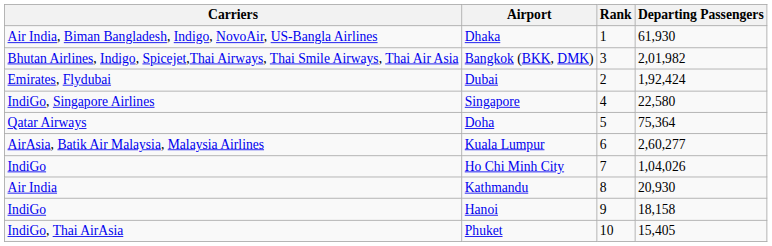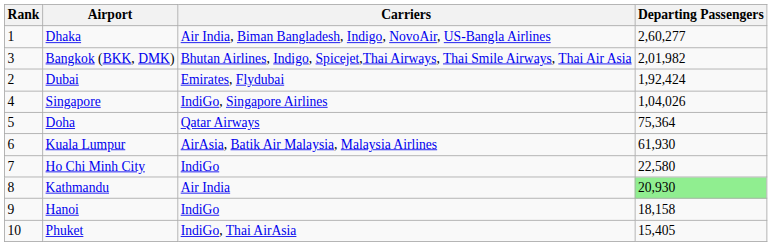columns swapped: (616, 15) <-> (233, 15)
(657, 36) 61,930 -> (662, 36) 2,60,277
(657, 101) 22,580 -> (662, 101) 1,04,026
(662, 144) 2,60,277 -> (657, 144) 61,930
(662, 166) 1,04,026 -> (657, 166) 22,580
(657, 187) no background -> (657, 187) lightgreen background
